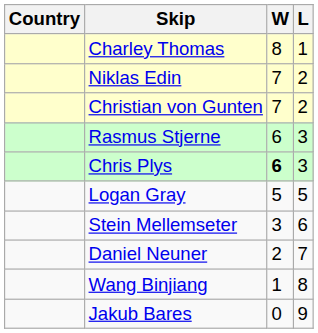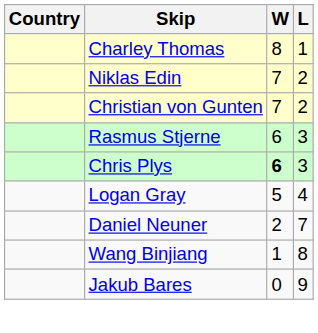(303, 195) 5 -> (303, 195) 4
- row: (163, 225)
